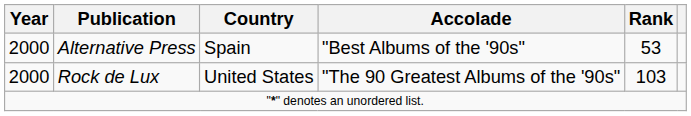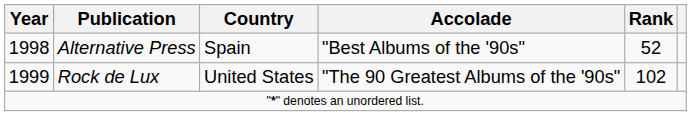(29, 47) 2000 -> (29, 47) 1998
(651, 47) 53 -> (651, 47) 52
(29, 76) 2000 -> (29, 76) 1999
(651, 76) 103 -> (651, 76) 102
